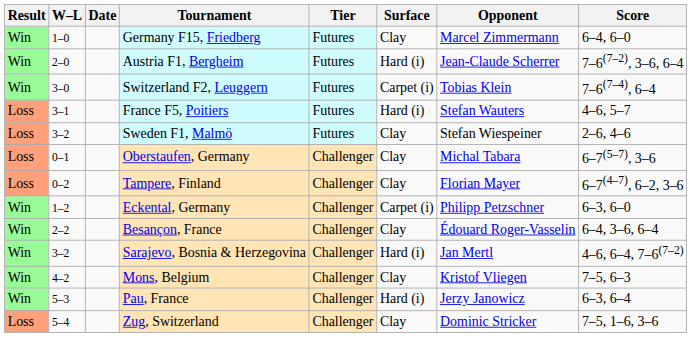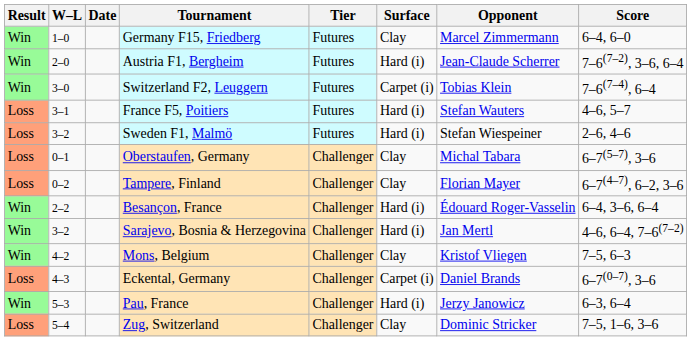(393, 133) Clay -> (402, 133) Hard (i)
- row: (61, 208)
(393, 229) Clay -> (402, 207) Hard (i)
+ row: (61, 279)
